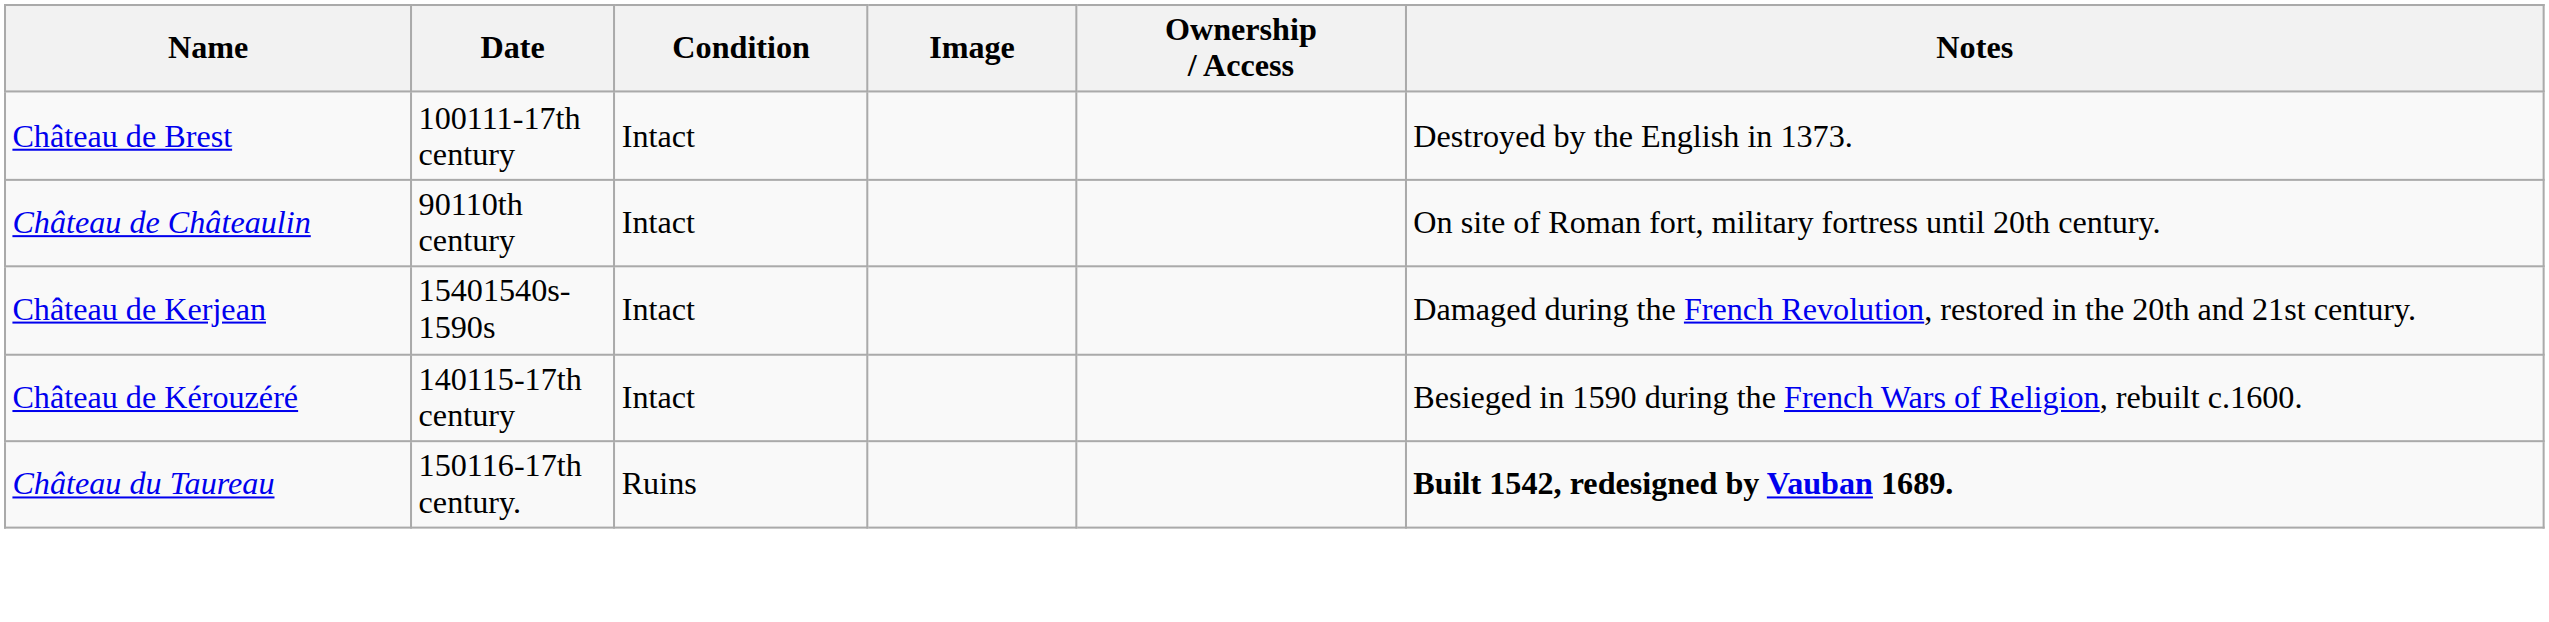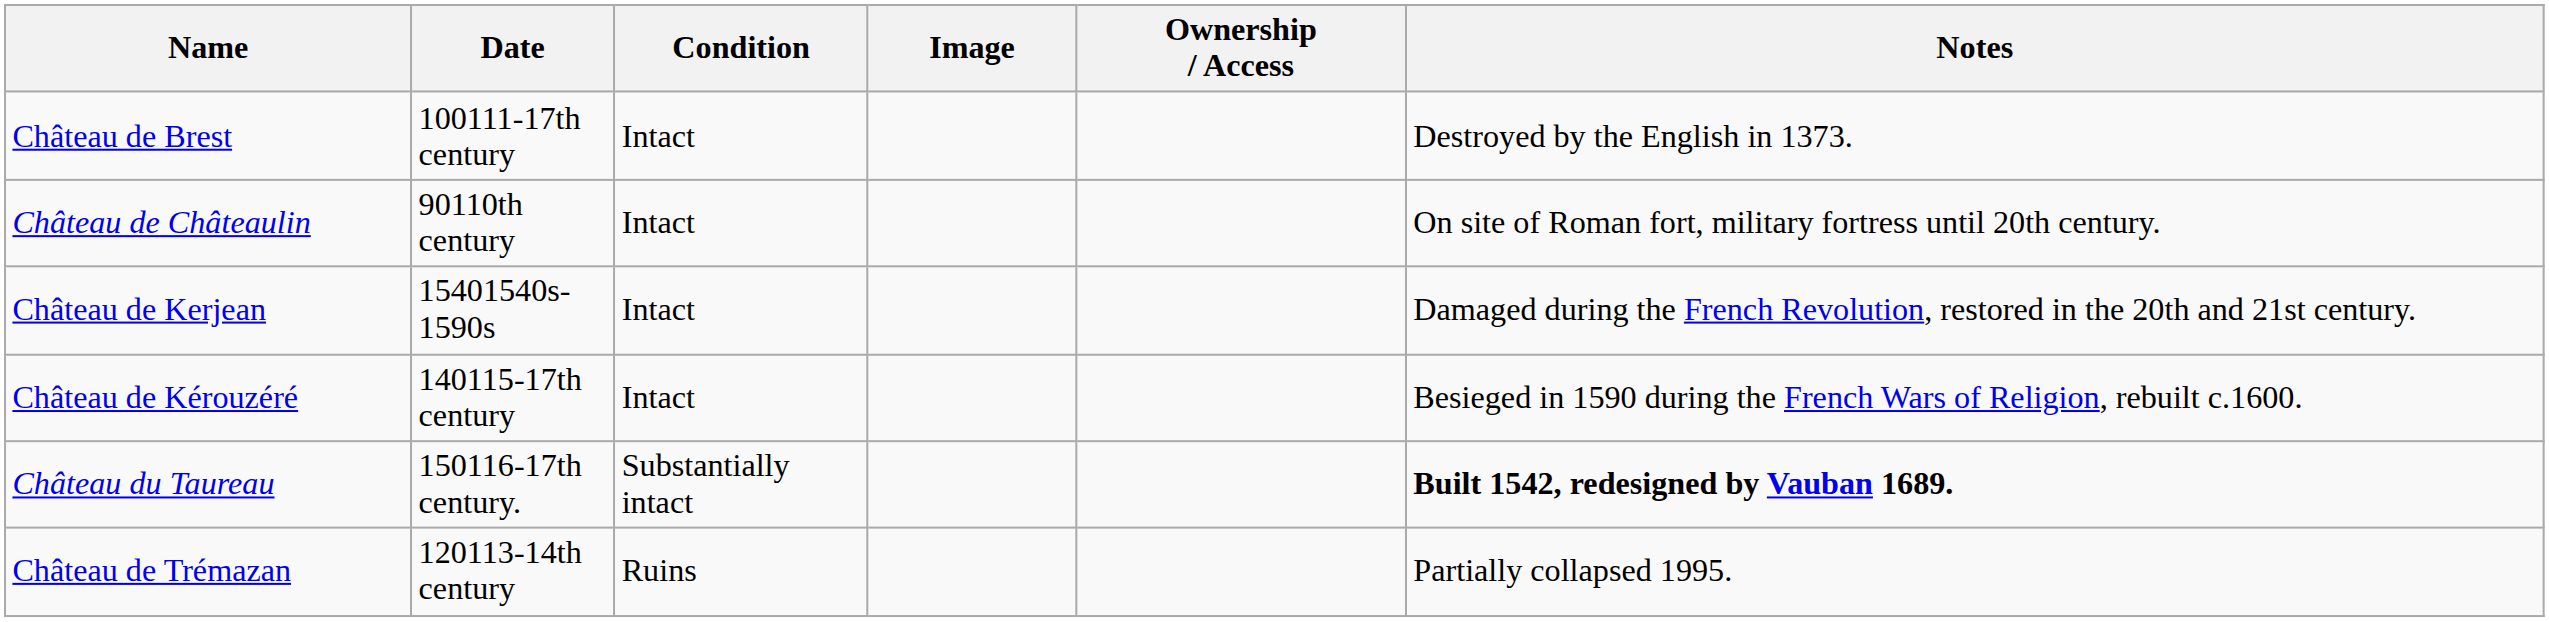(659, 484) Ruins -> (706, 484) Substantially intact
+ row: (152, 571)
